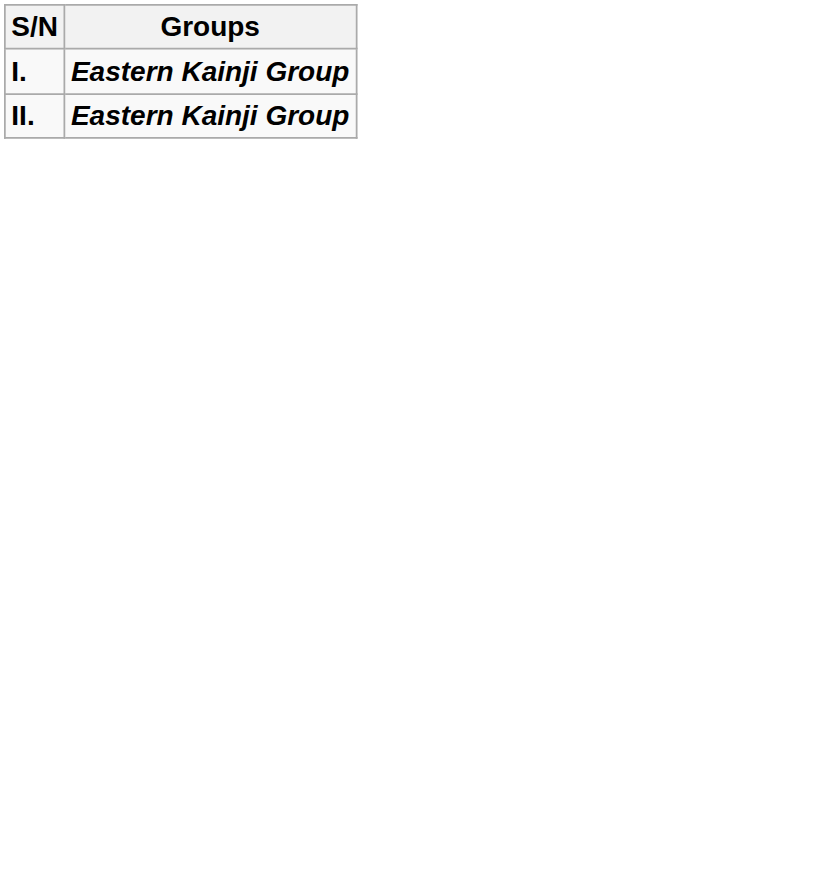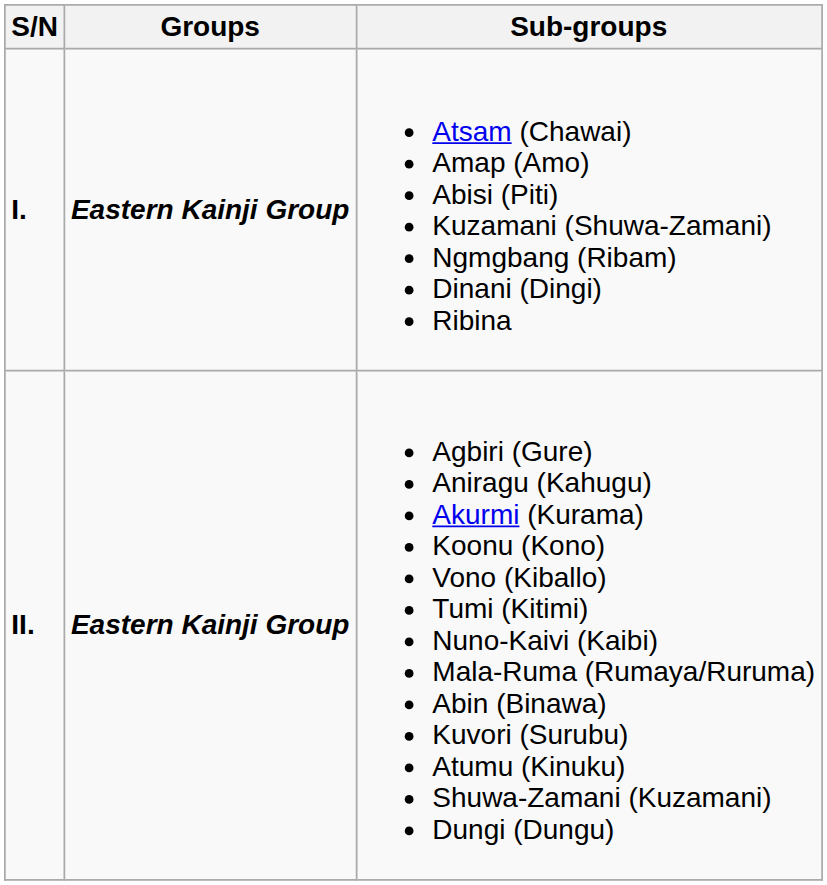+ column: (589, 26)
